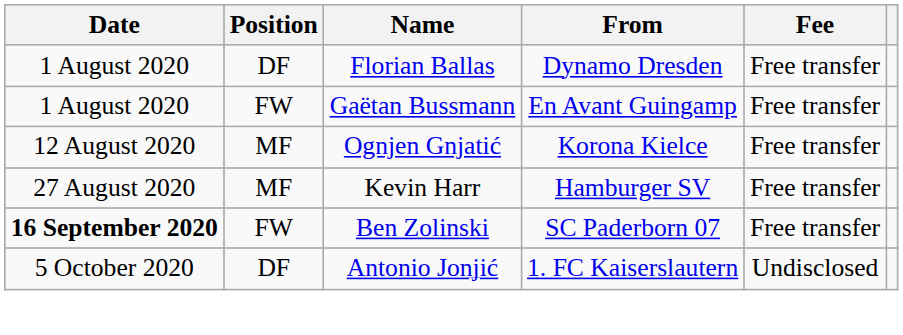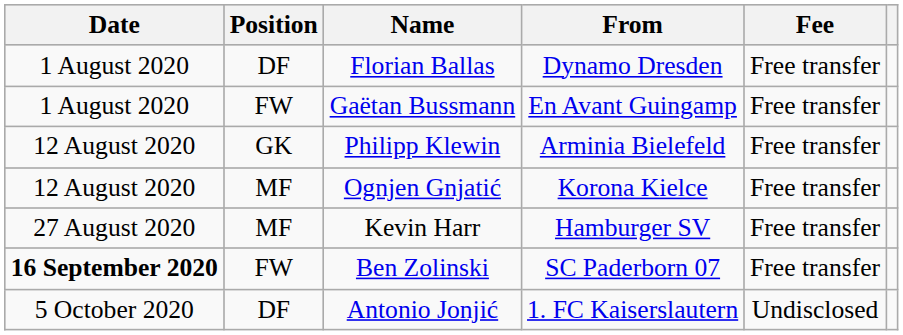+ row: (422, 146)
